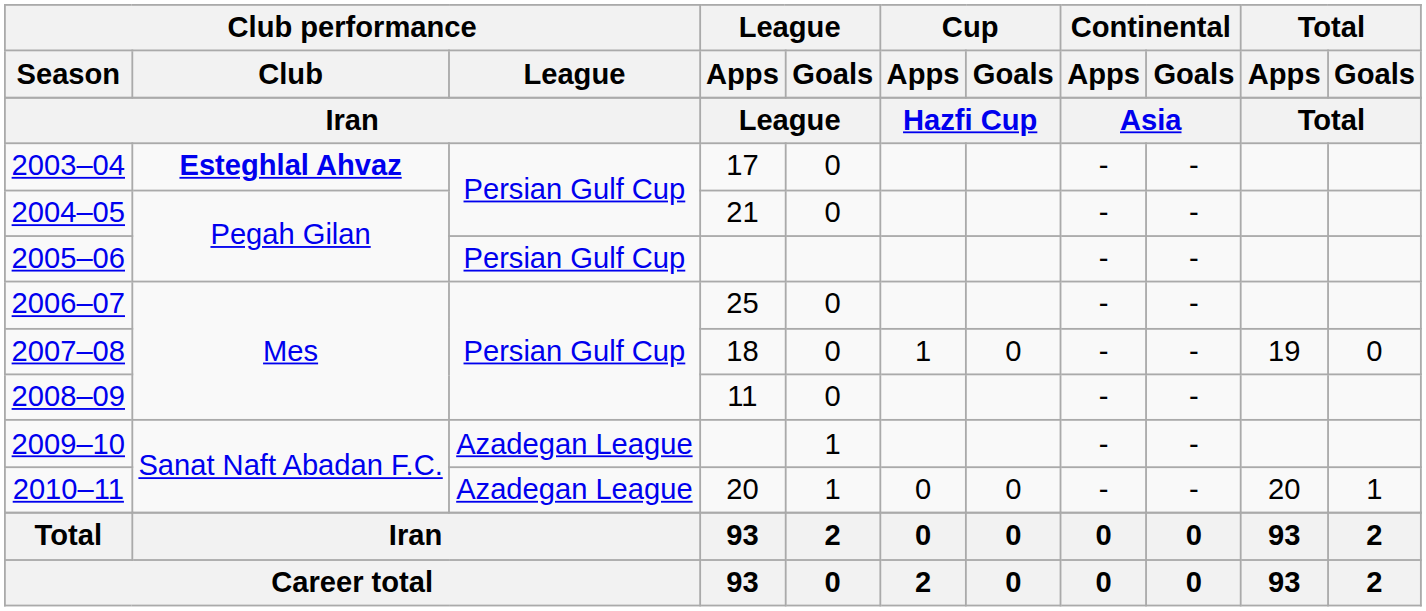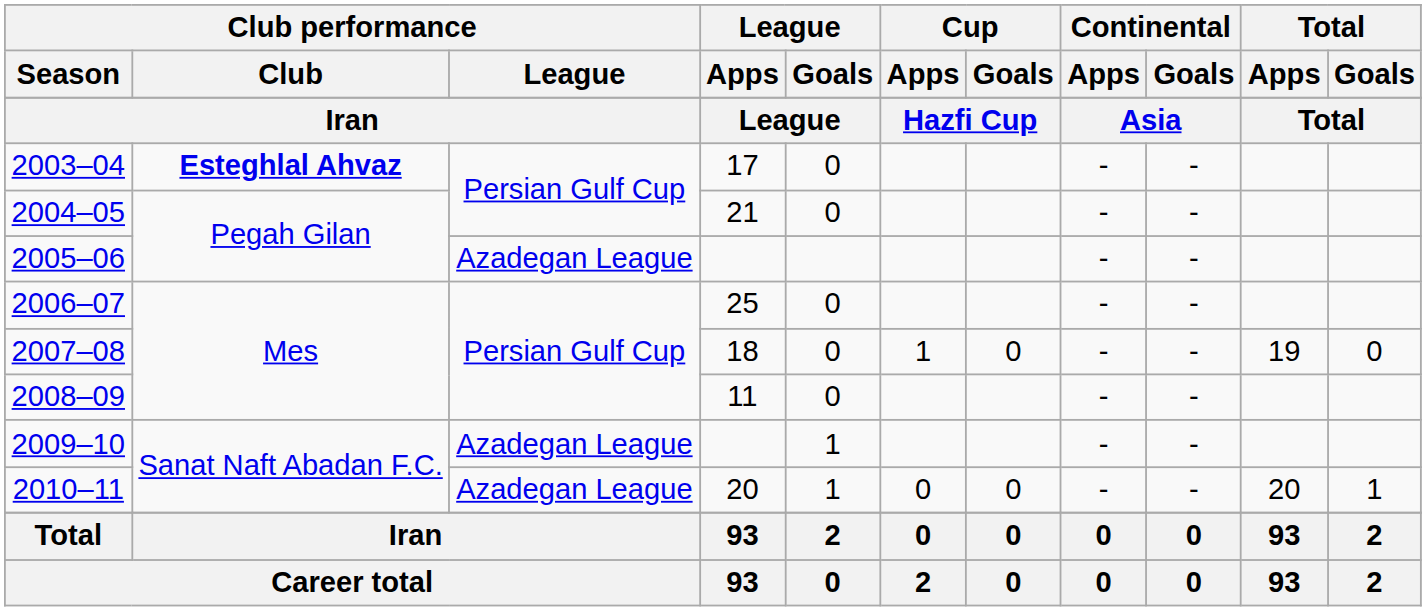(574, 258) Persian Gulf Cup -> (574, 258) Azadegan League
